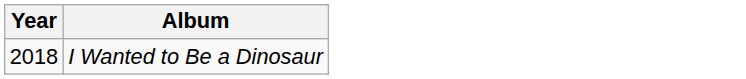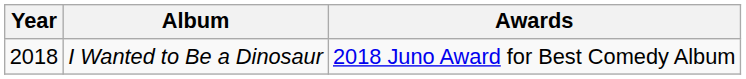+ column: (534, 21)
